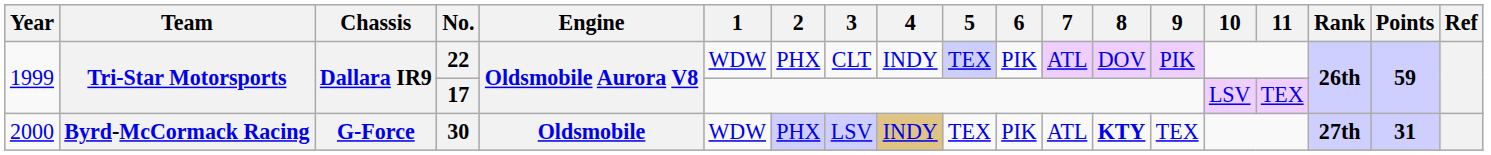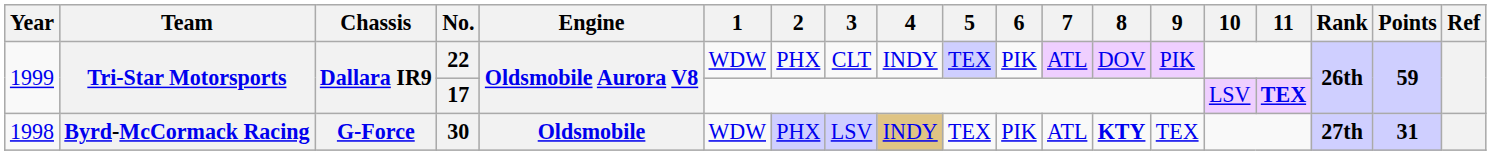(1282, 95) normal -> (1283, 95) bold
(32, 132) 2000 -> (32, 132) 1998
